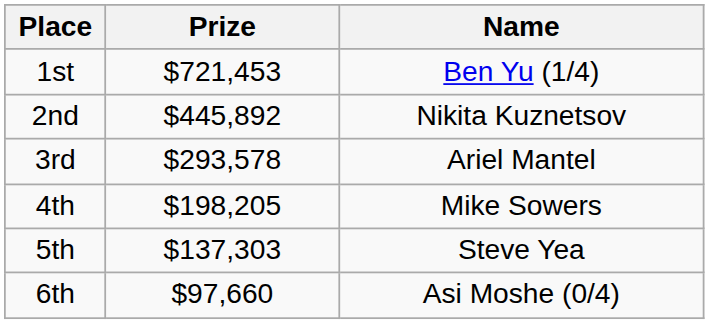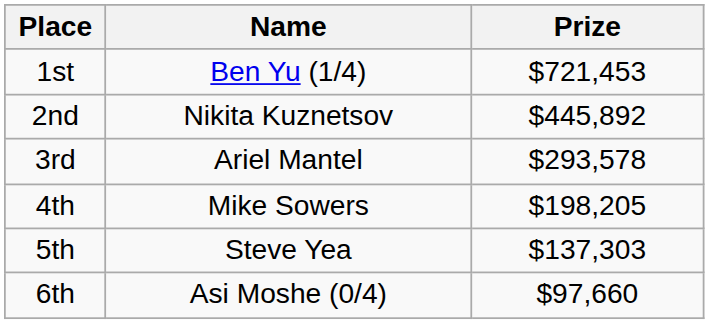columns swapped: (521, 26) <-> (222, 26)
